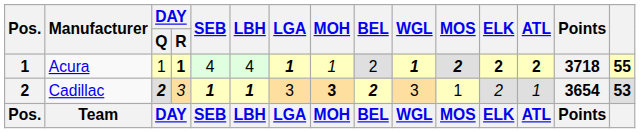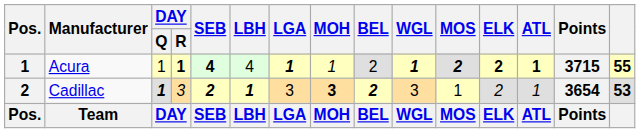(210, 66) normal -> (210, 66) bold
(536, 66) 2 -> (536, 66) 1
(582, 66) 3718 -> (582, 66) 3715
(161, 90) 2 -> (161, 90) 1
(210, 90) 1 -> (210, 90) 2
